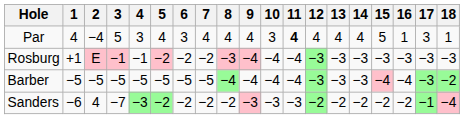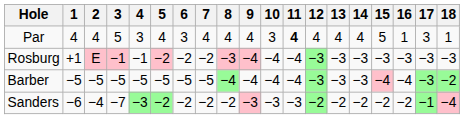(96, 37) −4 -> (96, 37) 4
(96, 102) 4 -> (96, 102) −4
